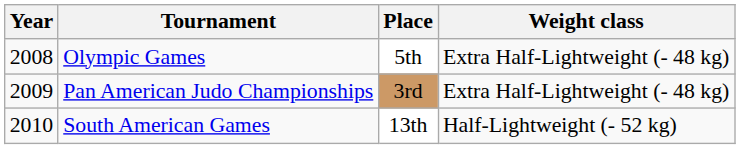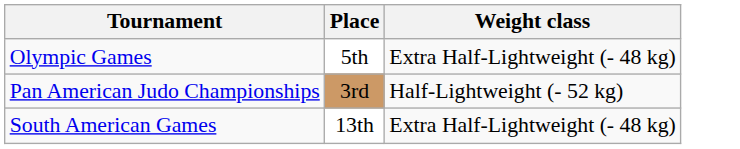- column: (31, 21)
(586, 90) Extra Half-Lightweight (- 48 kg) -> (506, 90) Half-Lightweight (- 52 kg)
(560, 125) Half-Lightweight (- 52 kg) -> (533, 125) Extra Half-Lightweight (- 48 kg)
